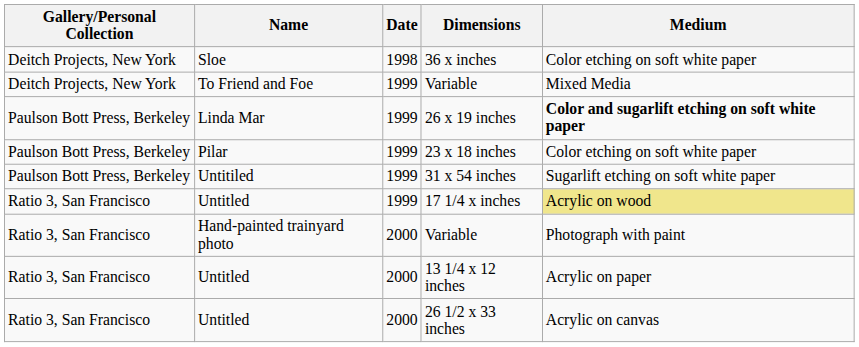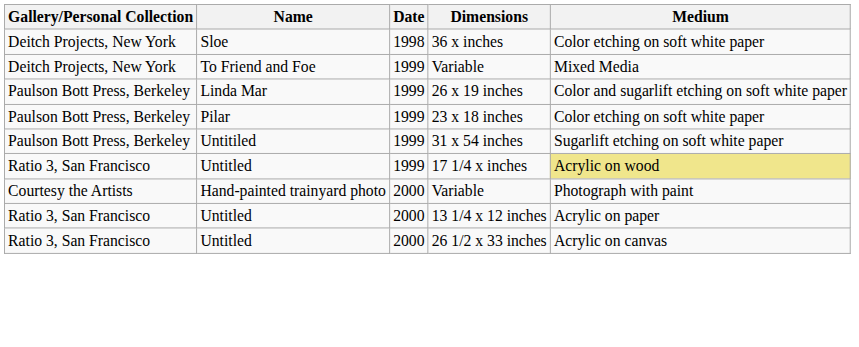(681, 117) bold -> (700, 91) normal
(79, 235) Ratio 3, San Francisco -> (70, 191) Courtesy the Artists
